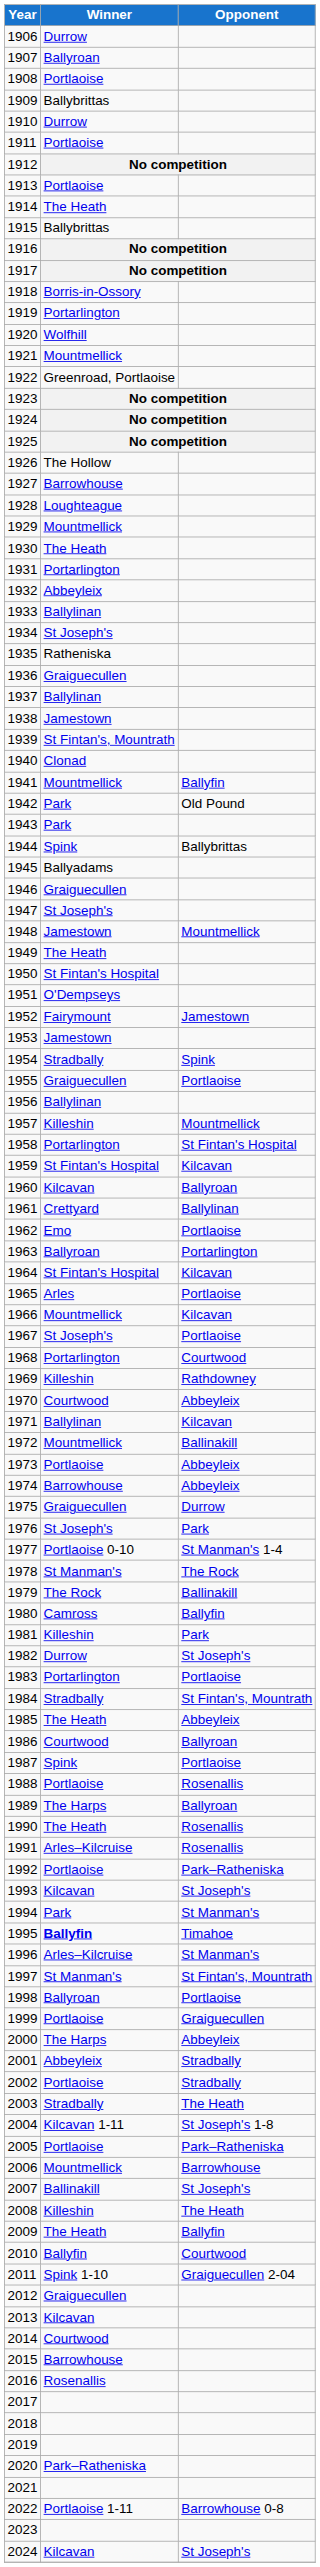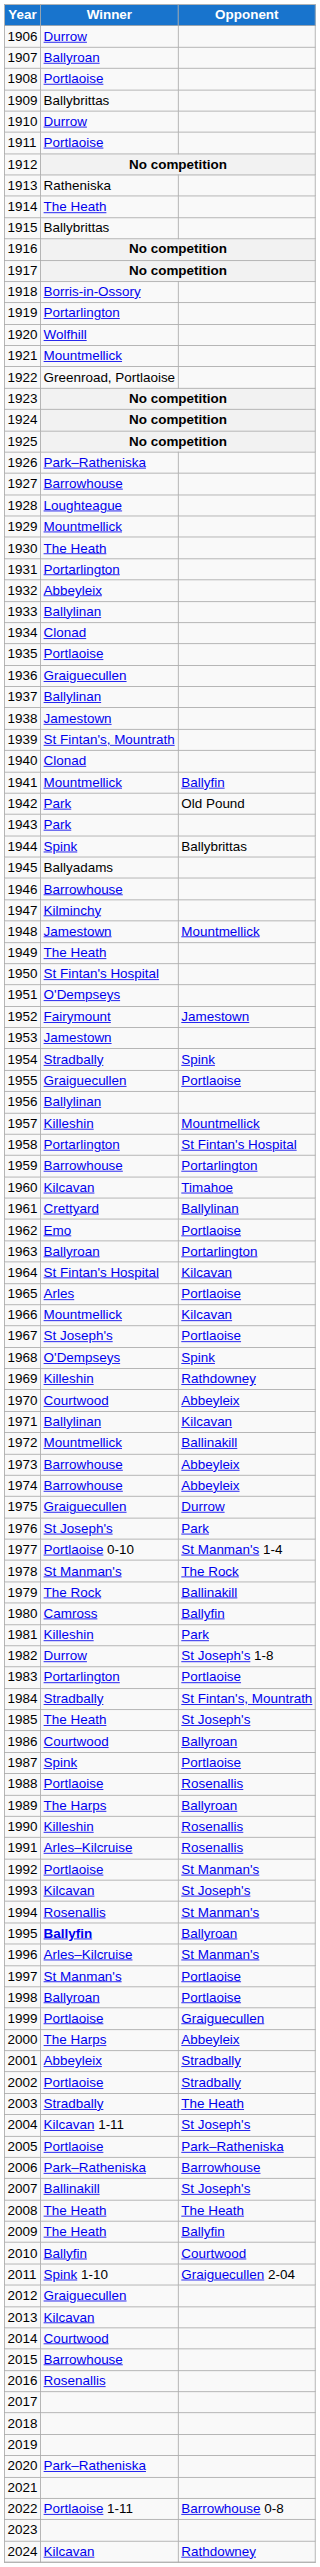(73, 185) Portlaoise -> (77, 185) Ratheniska
(77, 462) The Hollow -> (95, 462) Park–Ratheniska
(78, 633) St Joseph's -> (65, 633) Clonad
(77, 654) Ratheniska -> (73, 654) Portlaoise
(85, 889) Graiguecullen -> (83, 889) Barrowhouse
(78, 910) St Joseph's -> (72, 910) Kilminchy
(101, 1166) St Fintan's Hospital -> (83, 1166) Barrowhouse
(207, 1166) Kilcavan -> (219, 1166) Portarlington
(209, 1187) Ballyroan -> (207, 1187) Timahoe
(82, 1358) Portarlington -> (82, 1358) O'Dempseys
(214, 1358) Courtwood -> (198, 1358) Spink
(73, 1464) Portlaoise -> (83, 1464) Barrowhouse
(216, 1656) St Joseph's -> (227, 1656) St Joseph's 1-8
(210, 1720) Abbeyleix -> (216, 1720) St Joseph's
(75, 1826) The Heath -> (69, 1826) Killeshin
(232, 1869) Park–Ratheniska -> (220, 1869) St Manman's
(57, 1912) Park -> (75, 1912) Rosenallis
(207, 1933) Timahoe -> (209, 1933) Ballyroan
(247, 1976) St Fintan's, Mountrath -> (211, 1976) Portlaoise
(227, 2125) St Joseph's 1-8 -> (216, 2125) St Joseph's
(83, 2167) Mountmellick -> (95, 2167) Park–Ratheniska
(69, 2210) Killeshin -> (75, 2210) The Heath
(216, 2551) St Joseph's -> (219, 2551) Rathdowney
